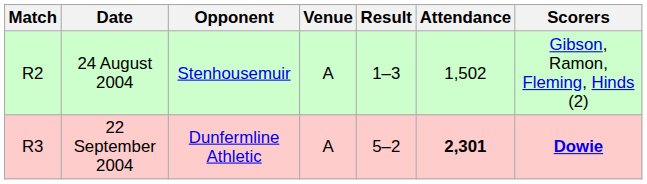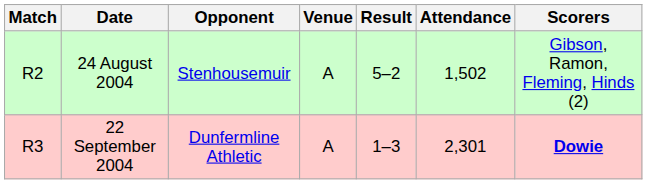(386, 72) 1–3 -> (386, 72) 5–2
(386, 146) 5–2 -> (386, 146) 1–3
(465, 146) bold -> (465, 146) normal
